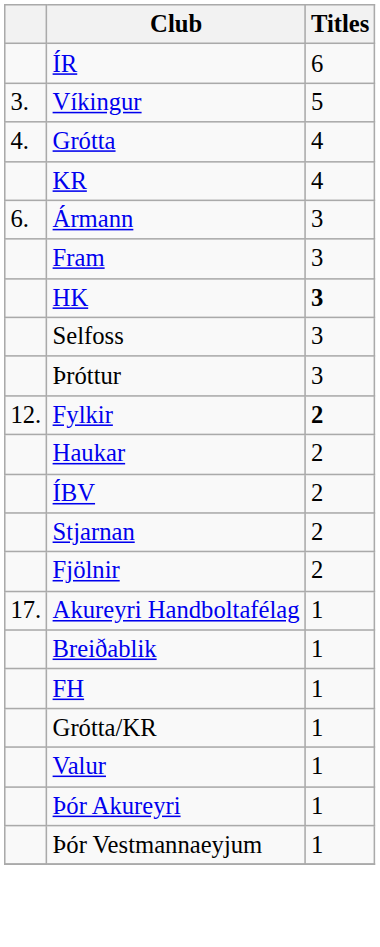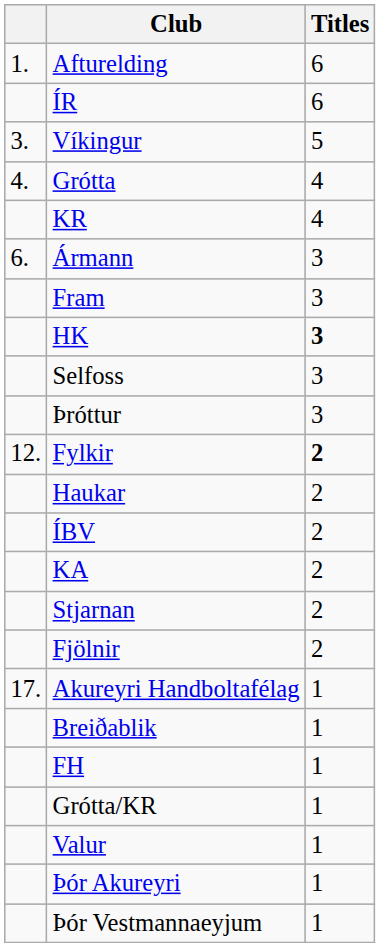+ row: (110, 63)
+ row: (70, 571)
